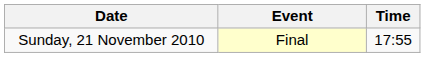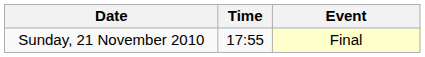columns swapped: (393, 16) <-> (292, 16)
